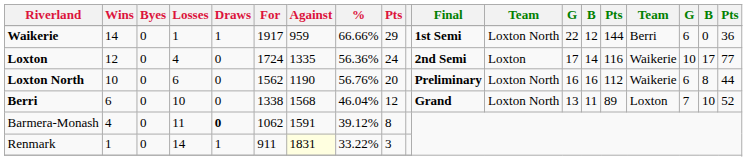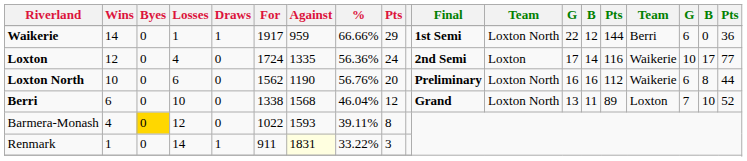(143, 122) no background -> (143, 122) gold background
(179, 122) 11 -> (179, 122) 12
(218, 122) bold -> (218, 122) normal
(270, 122) 1062 -> (270, 122) 1022
(303, 122) 1591 -> (303, 122) 1593
(359, 122) 39.12% -> (358, 122) 39.11%
